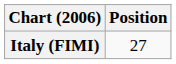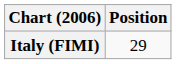(138, 44) 27 -> (138, 44) 29
